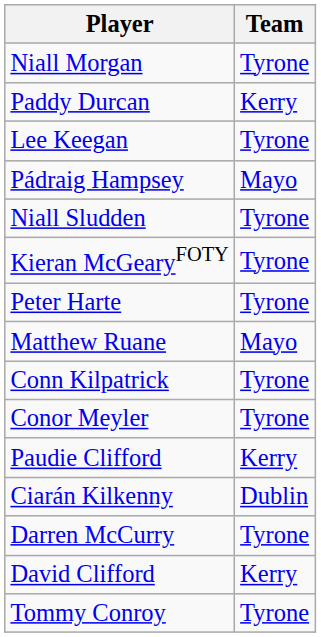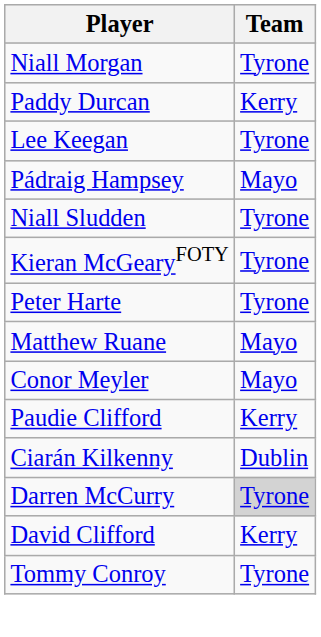- row: (90, 379)
(275, 418) Tyrone -> (269, 379) Mayo
(275, 535) no background -> (275, 496) lightgrey background
